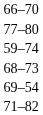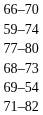rows swapped: (21, 48) <-> (21, 29)
